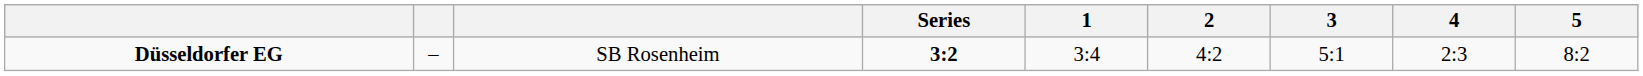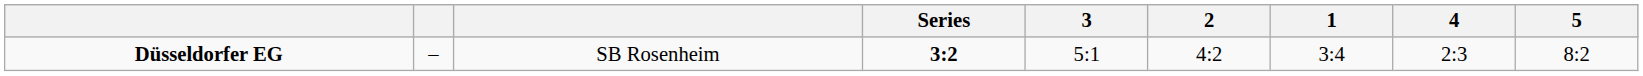columns swapped: (1087, 20) <-> (1332, 20)
